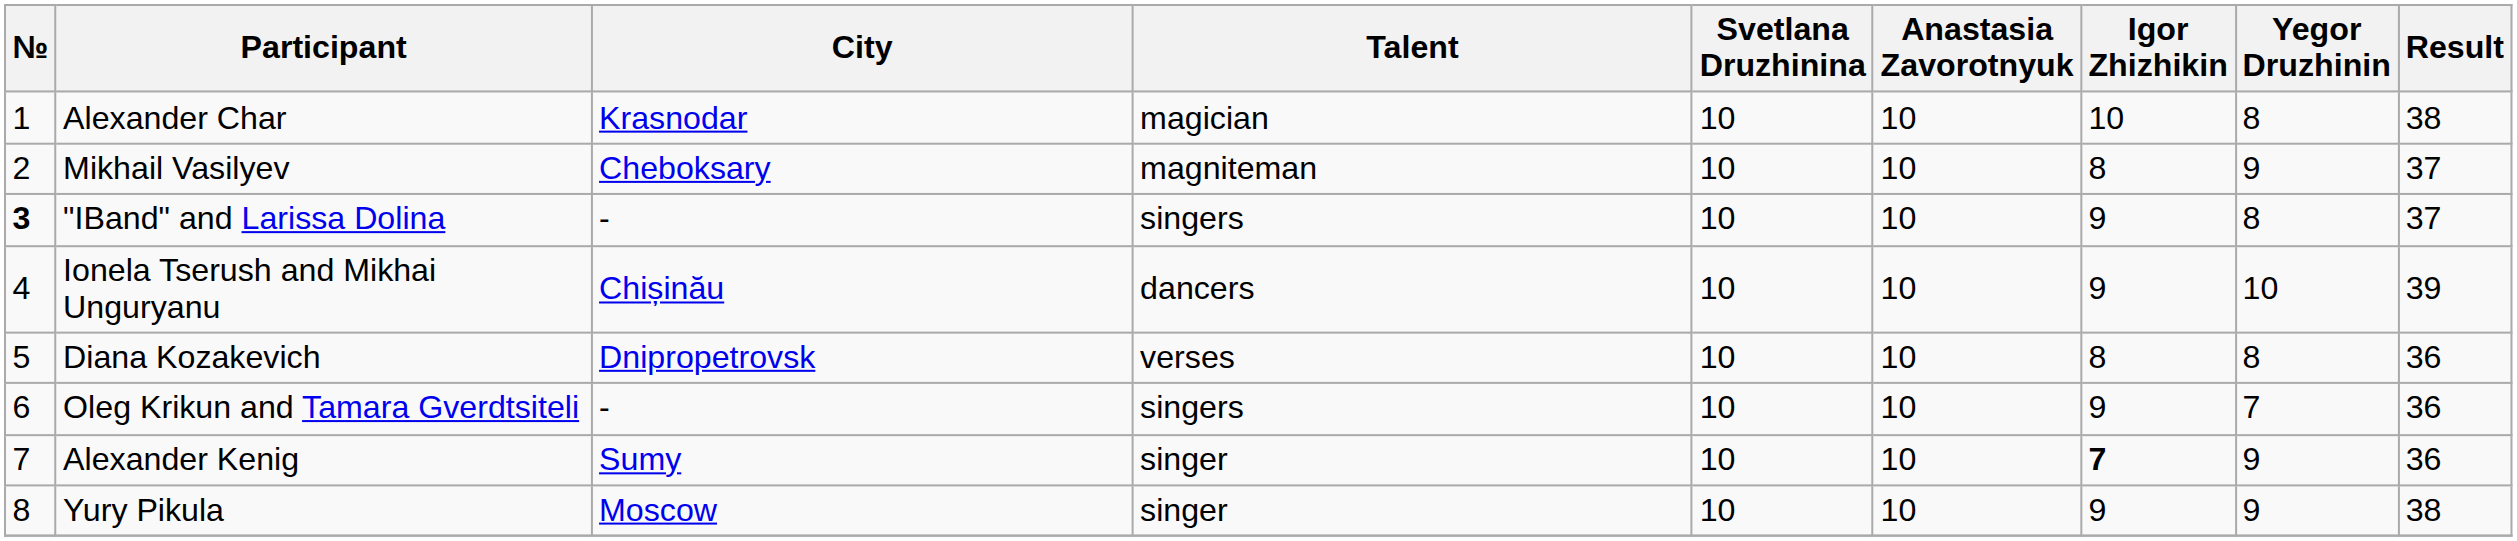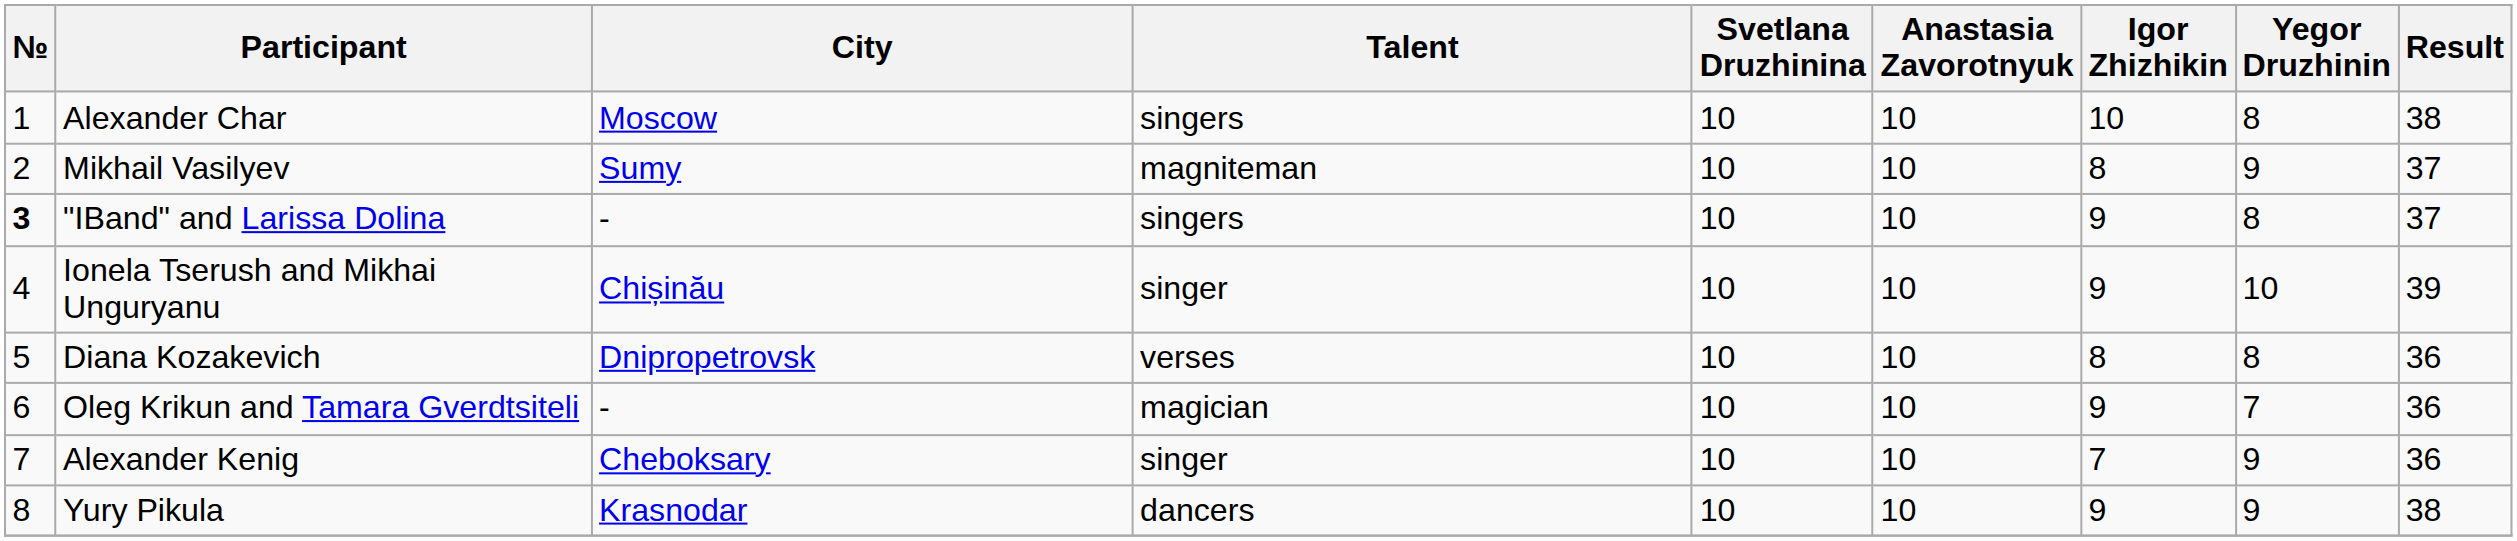(673, 117) Krasnodar -> (658, 117) Moscow
(1204, 117) magician -> (1192, 117) singers
(685, 168) Cheboksary -> (640, 168) Sumy
(1197, 288) dancers -> (1184, 288) singer
(1192, 408) singers -> (1204, 408) magician
(640, 459) Sumy -> (685, 459) Cheboksary
(2097, 459) bold -> (2097, 459) normal
(658, 510) Moscow -> (673, 510) Krasnodar
(1184, 510) singer -> (1197, 510) dancers
